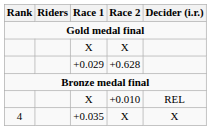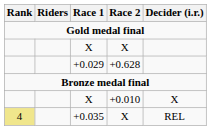(175, 99) REL -> (175, 99) X
(20, 116) no background -> (20, 116) khaki background
(175, 116) X -> (175, 116) REL
